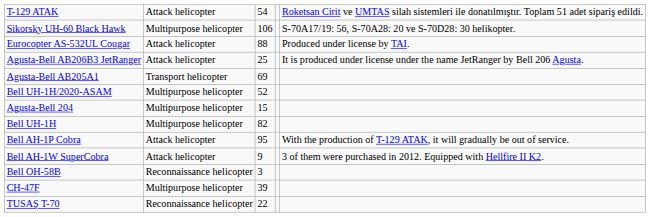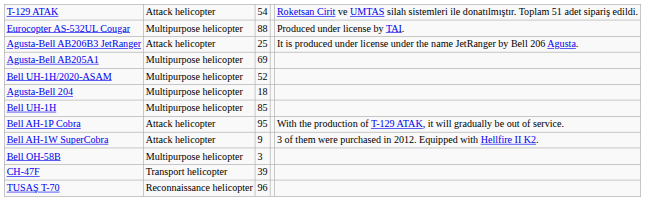- row: (66, 28)
(181, 44) Attack helicopter -> (194, 28) Multipurpose helicopter
(186, 76) Transport helicopter -> (194, 60) Multipurpose helicopter
(263, 108) 15 -> (263, 92) 18
(263, 124) 82 -> (263, 108) 85
(199, 172) Reconnaissance helicopter -> (194, 156) Multipurpose helicopter
(194, 188) Multipurpose helicopter -> (186, 172) Transport helicopter
(263, 204) 22 -> (263, 188) 96
